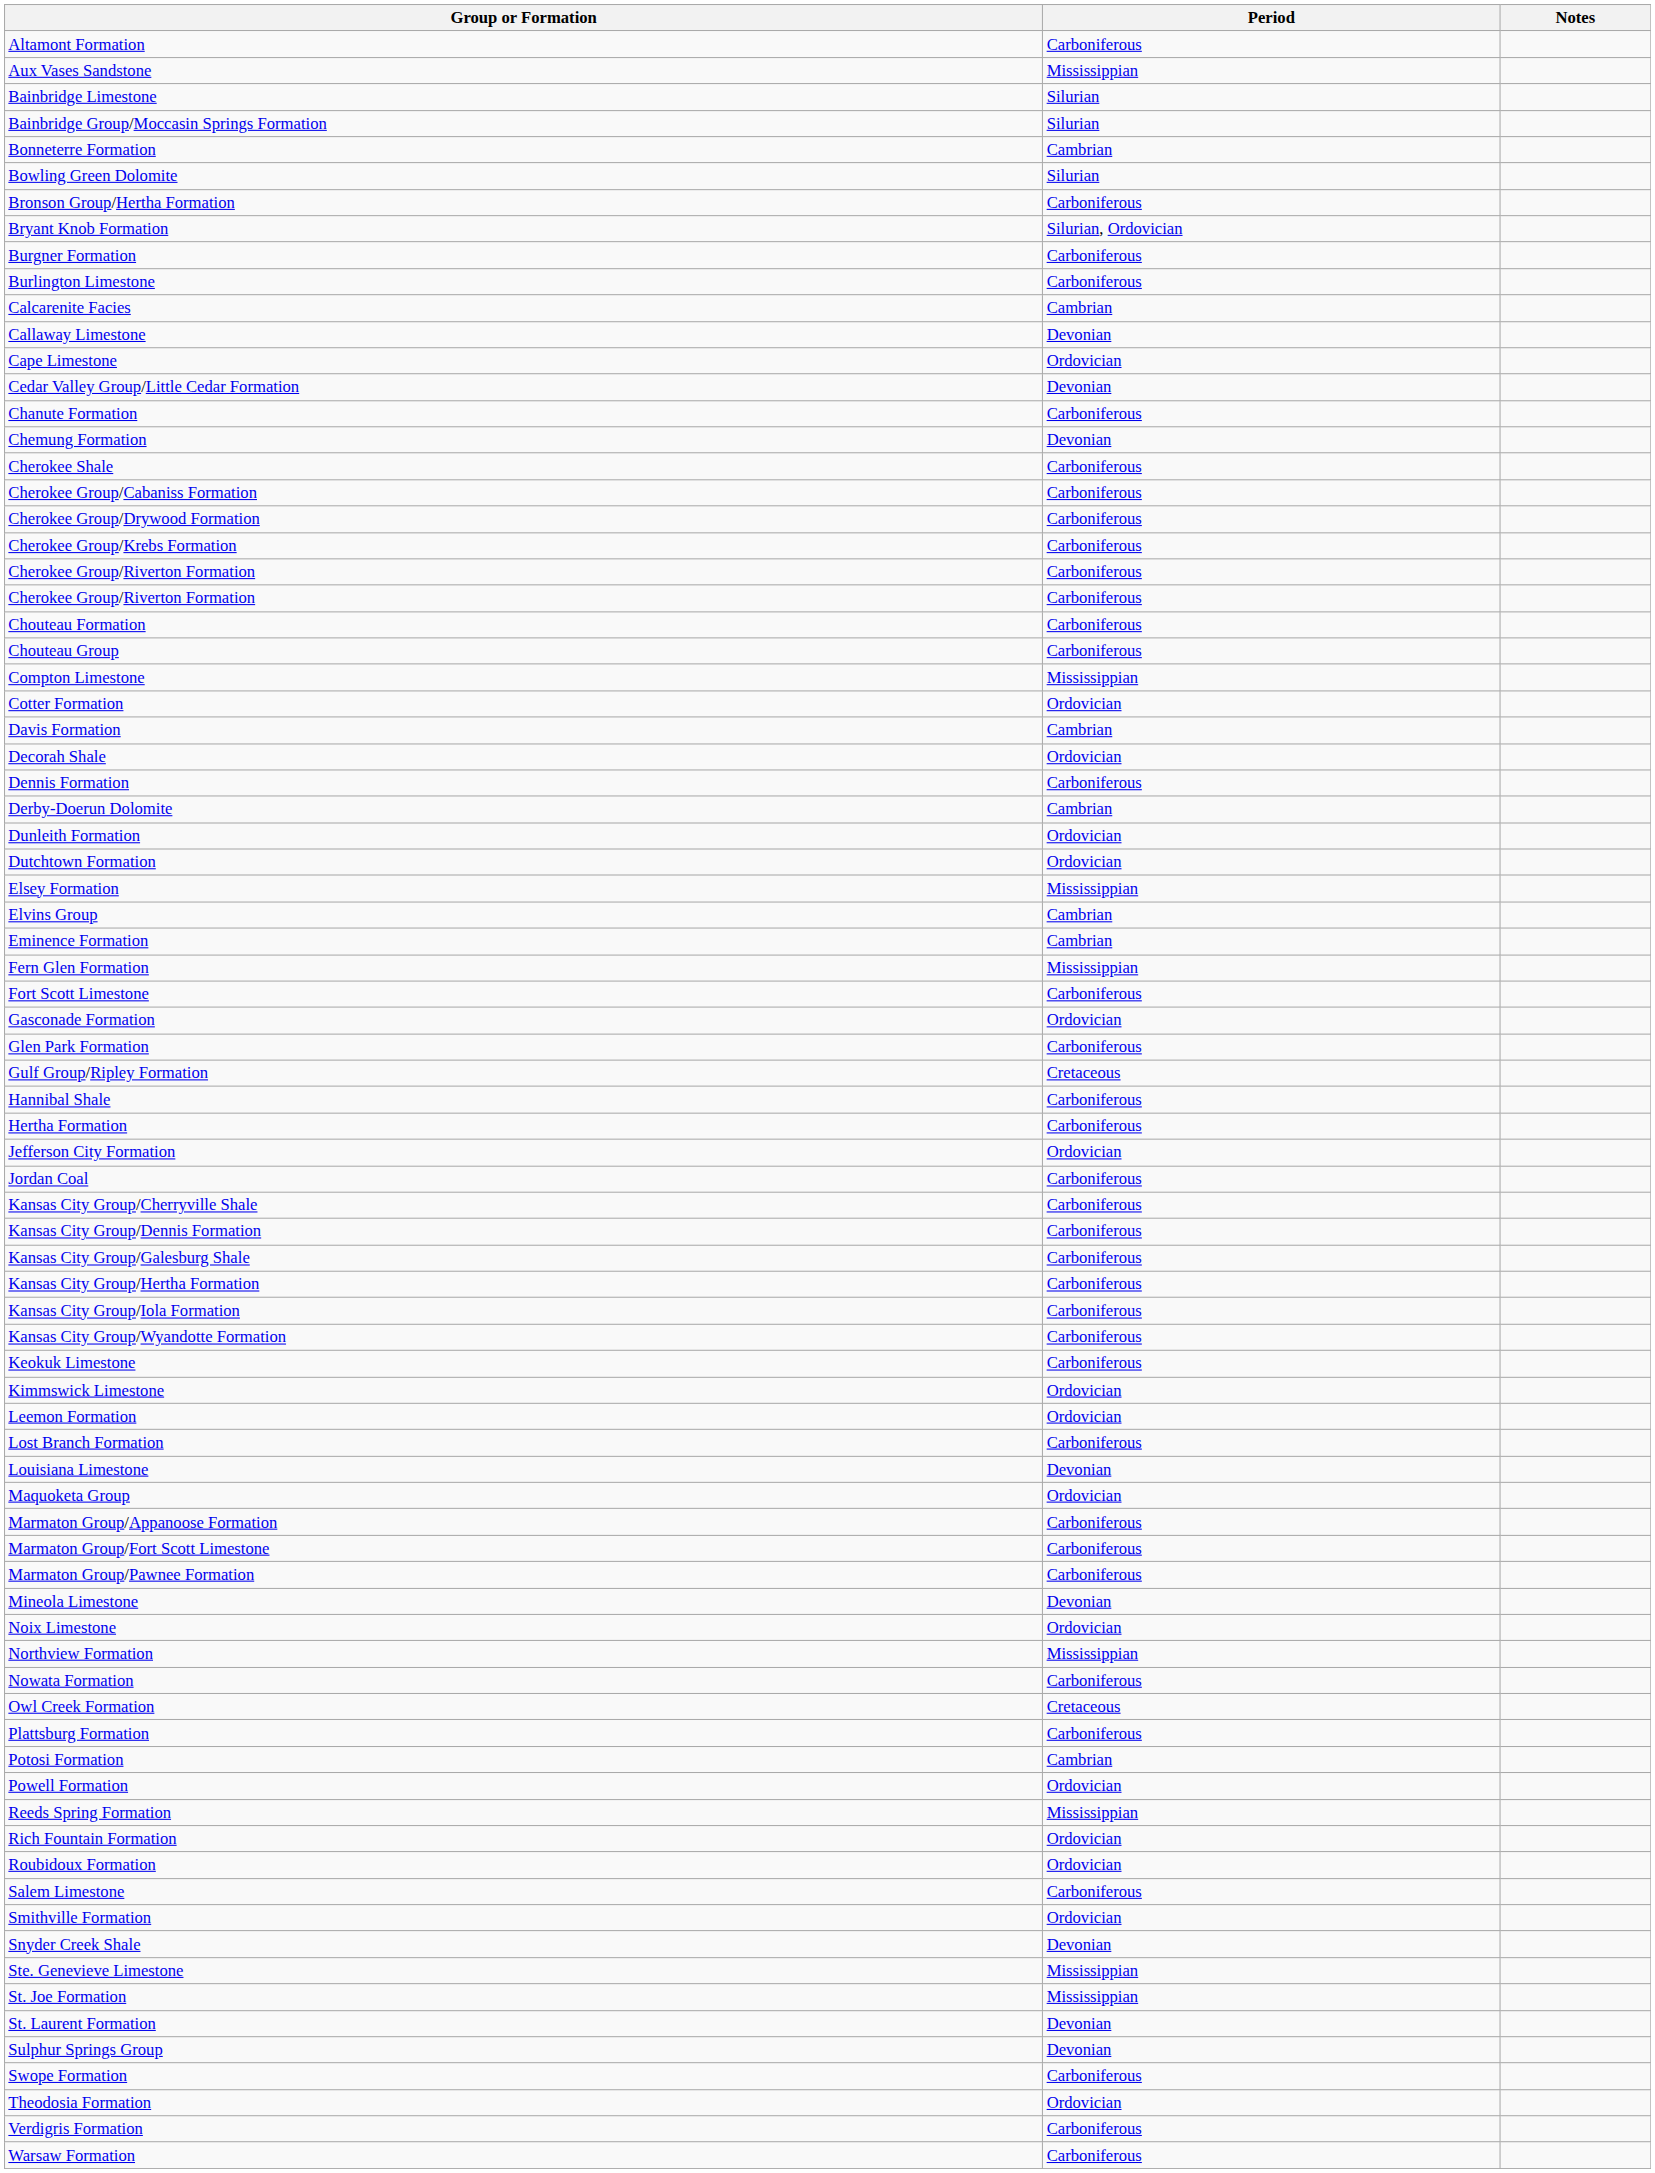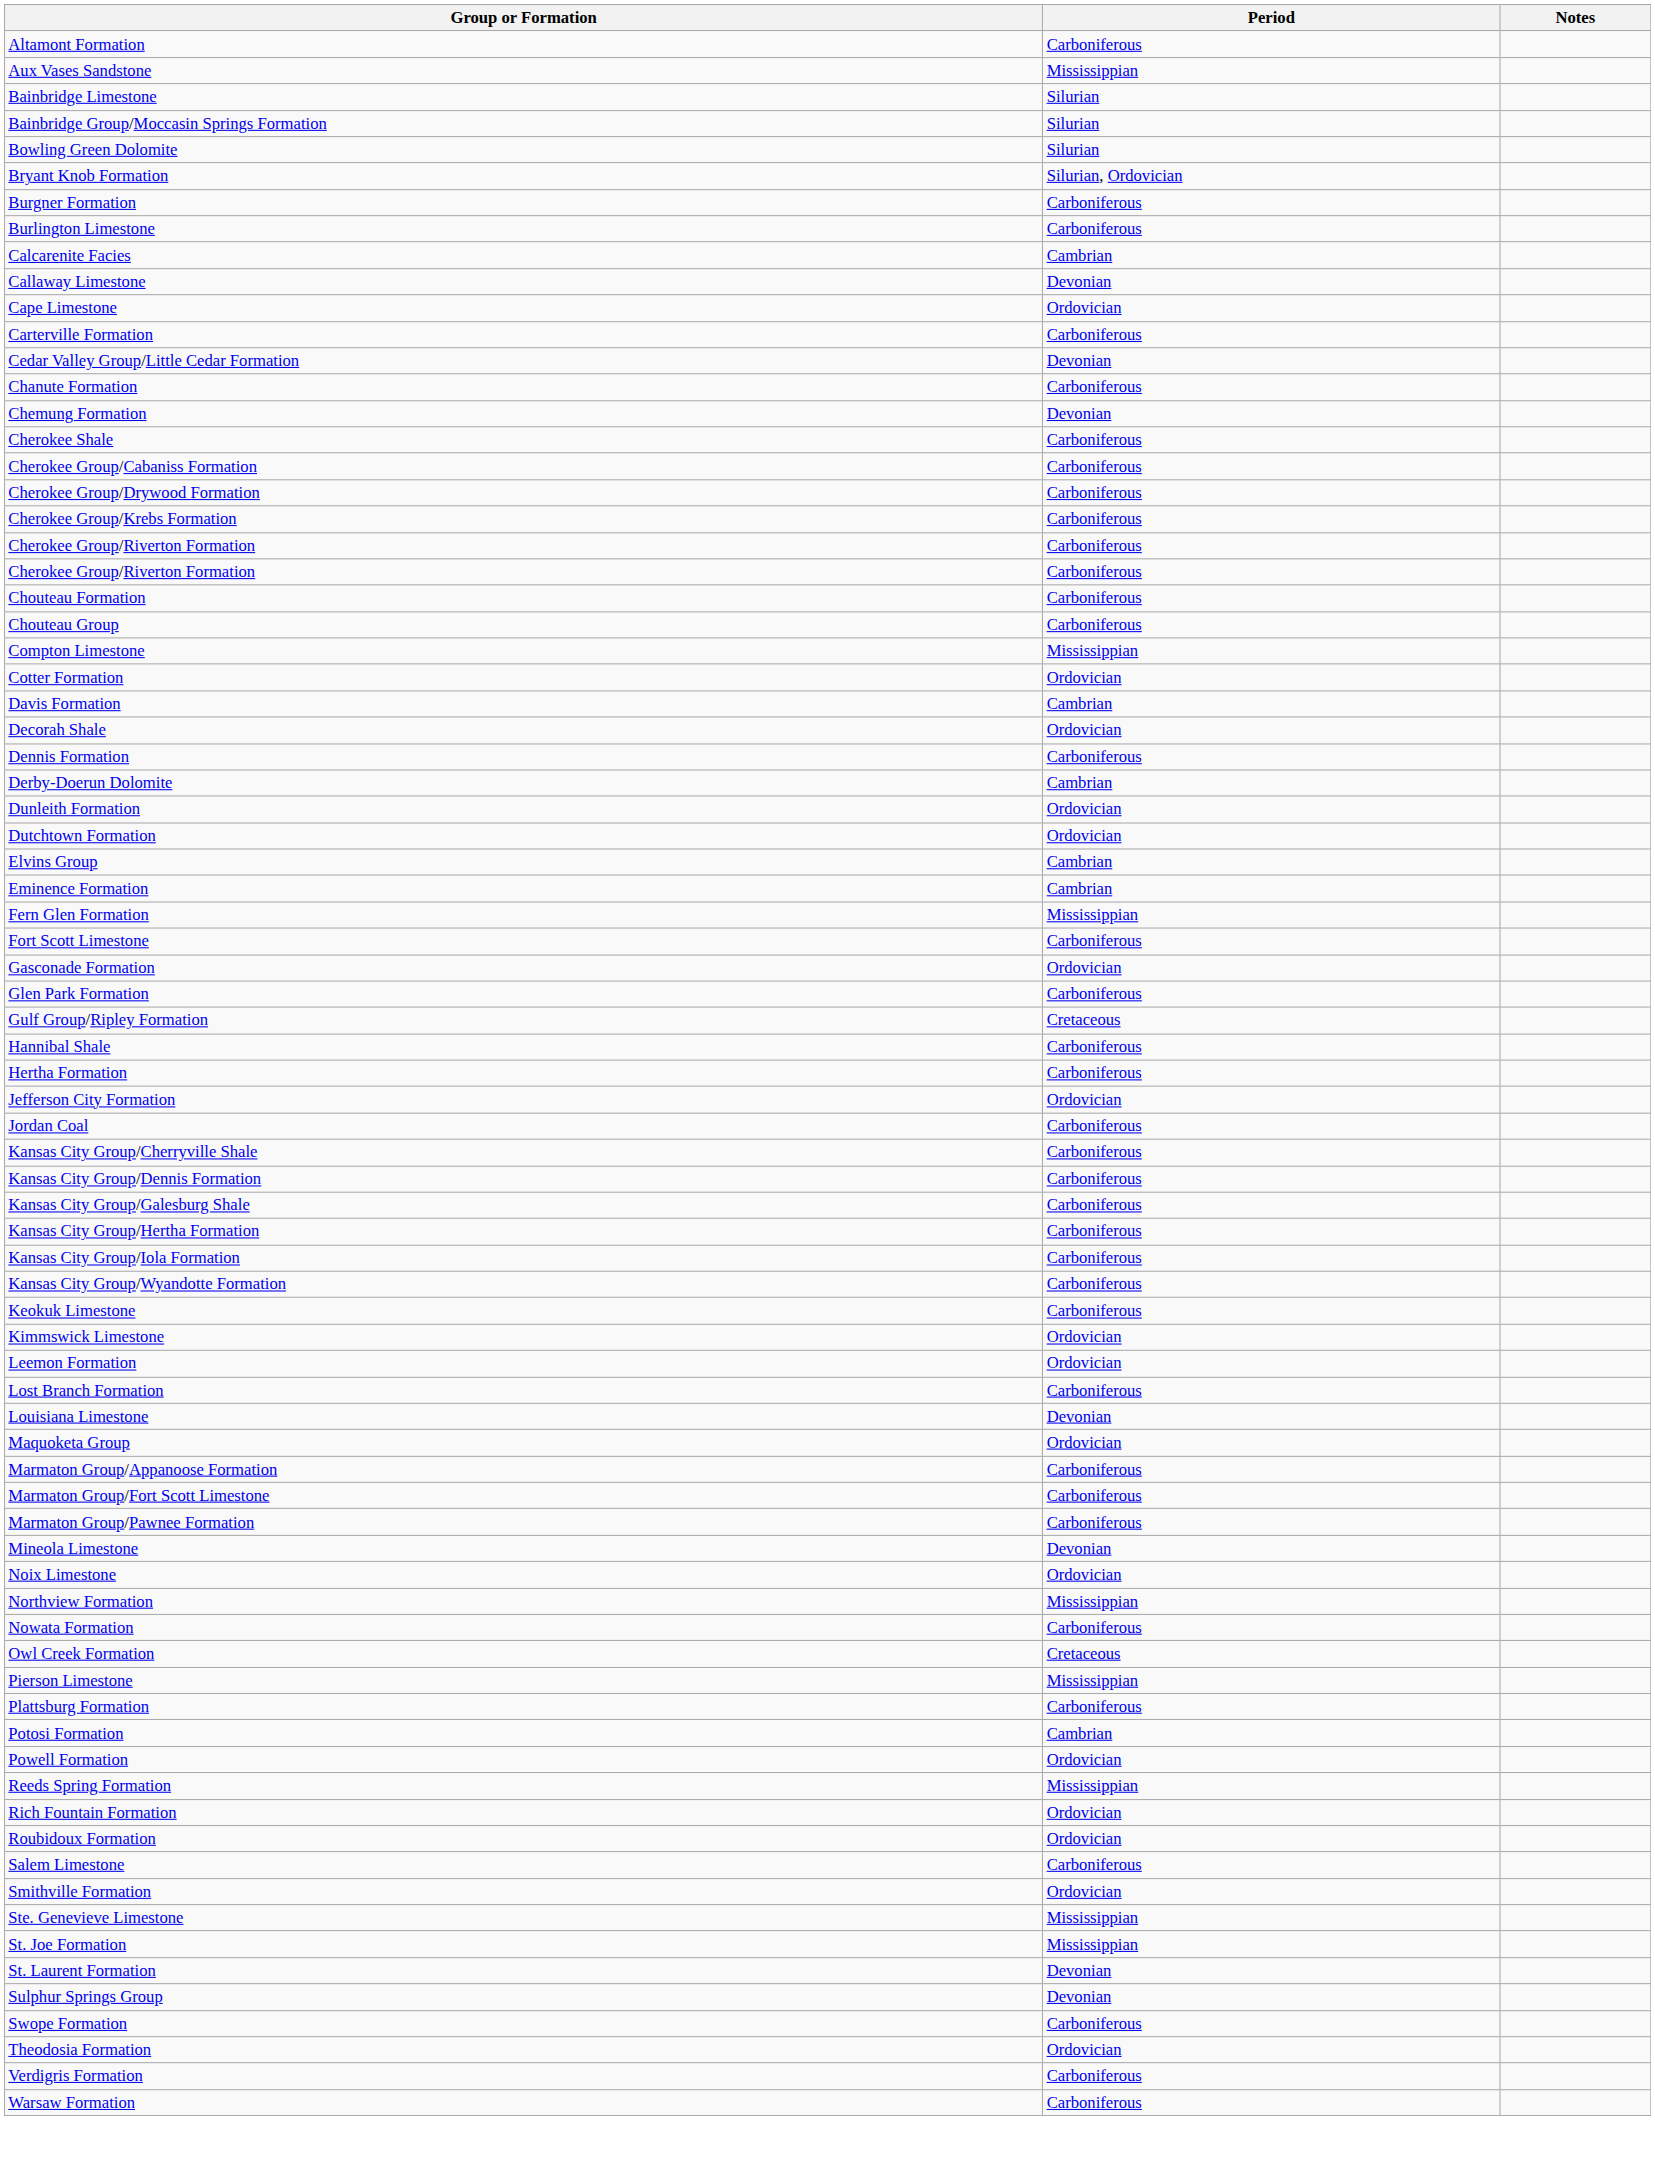- row: (82, 149)
- row: (122, 202)
+ row: (81, 334)
- row: (64, 888)
+ row: (71, 1680)
- row: (74, 1944)
